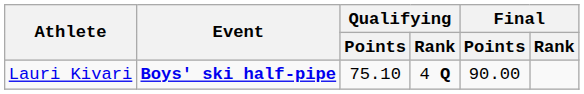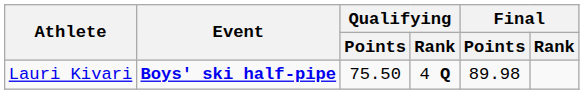(375, 75) 75.10 -> (375, 75) 75.50
(495, 75) 90.00 -> (495, 75) 89.98
